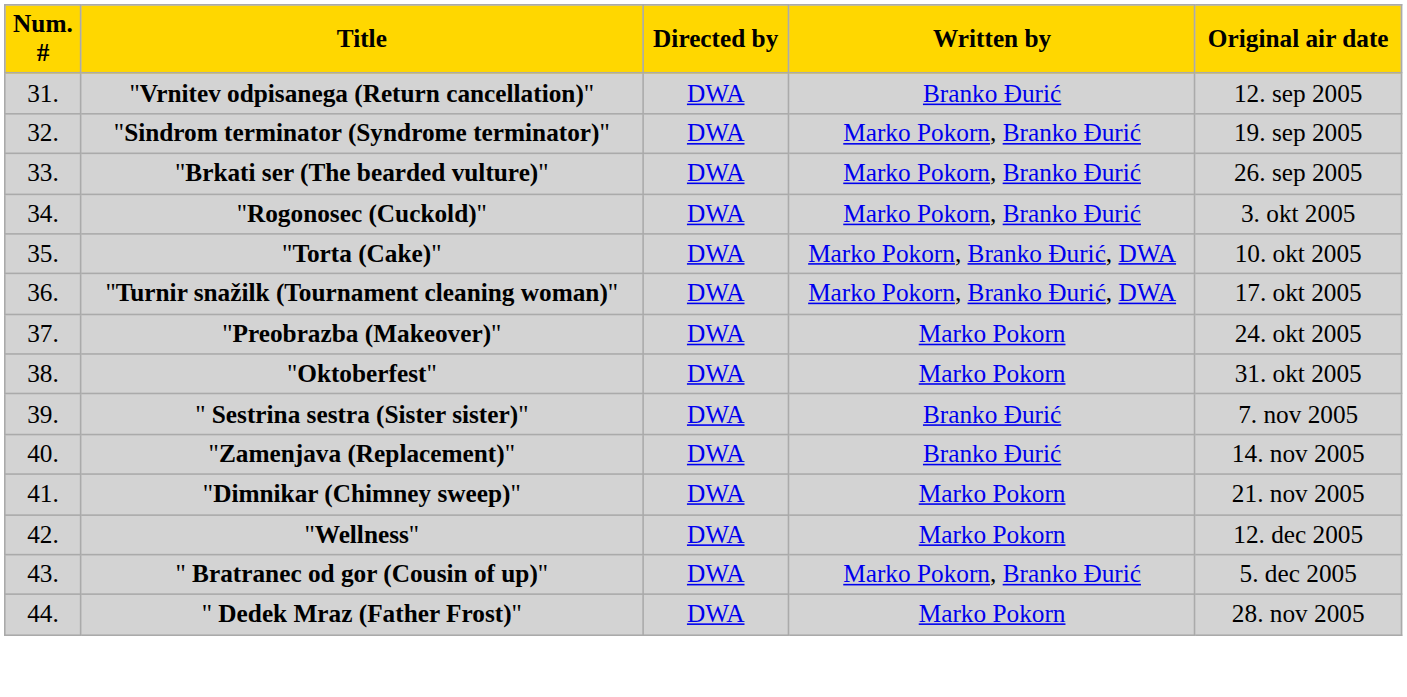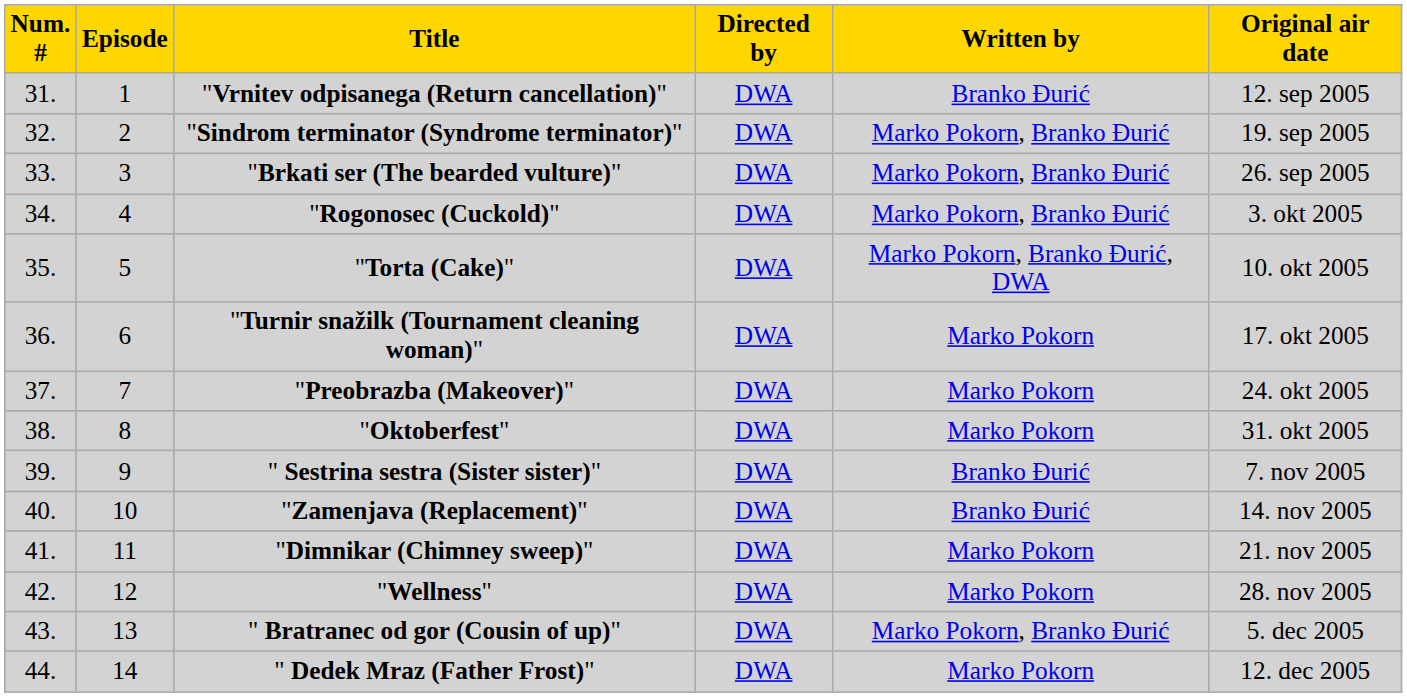+ column: (125, 38)
(992, 293) Marko Pokorn, Branko Đurić, DWA -> (1021, 336) Marko Pokorn
(1298, 534) 12. dec 2005 -> (1305, 590) 28. nov 2005
(1298, 614) 28. nov 2005 -> (1305, 671) 12. dec 2005
